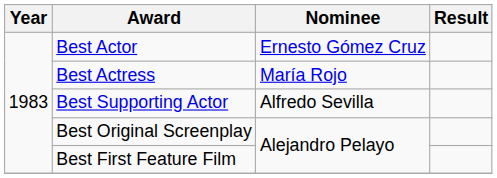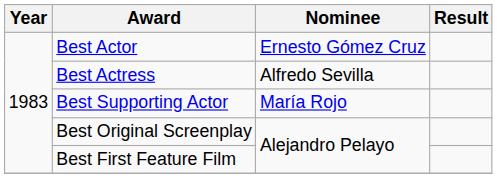(303, 74) María Rojo -> (317, 74) Alfredo Sevilla
(317, 103) Alfredo Sevilla -> (303, 103) María Rojo
